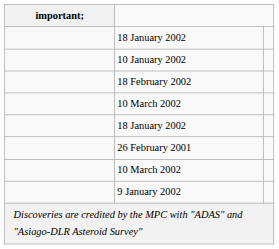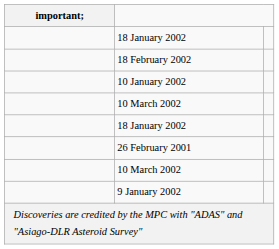rows swapped: (60, 82) <-> (60, 60)
